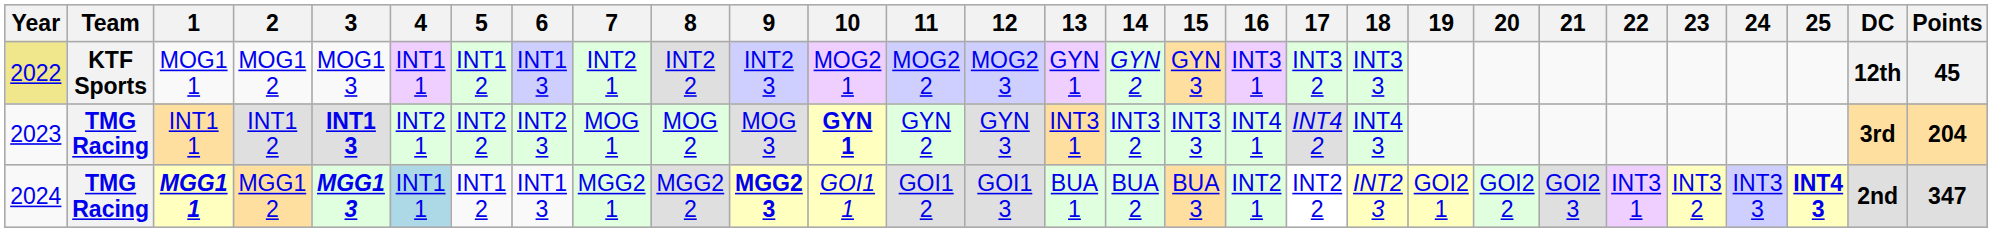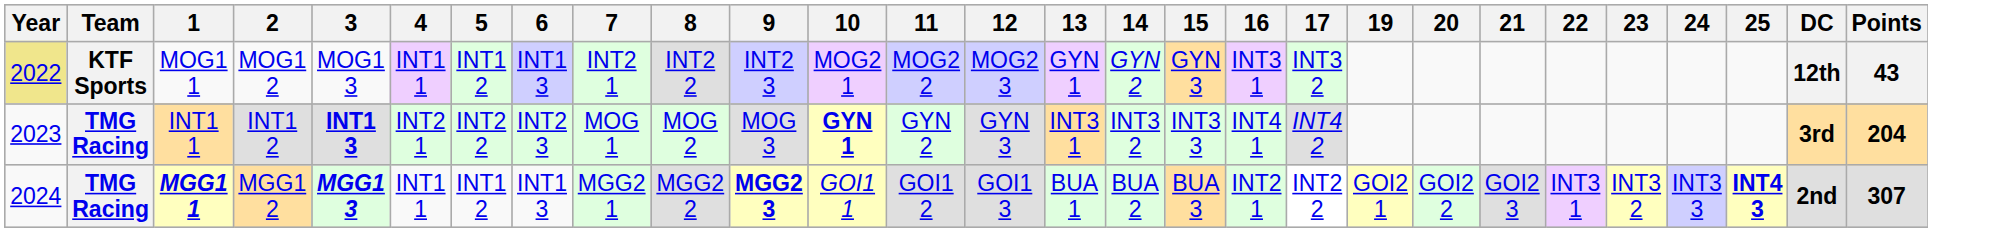- column: (1378, 23)
(1947, 73) 45 -> (1887, 73) 43
(421, 197) lightblue background -> (421, 197) no background
(1947, 197) 347 -> (1887, 197) 307
